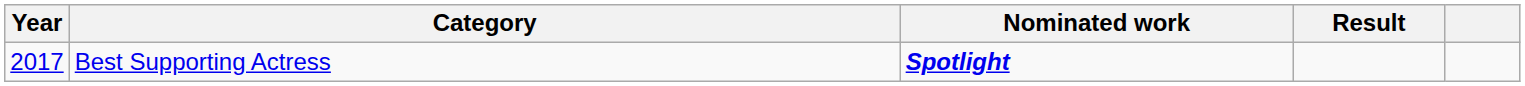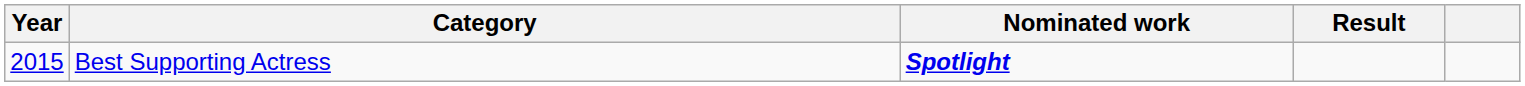(37, 61) 2017 -> (37, 61) 2015
